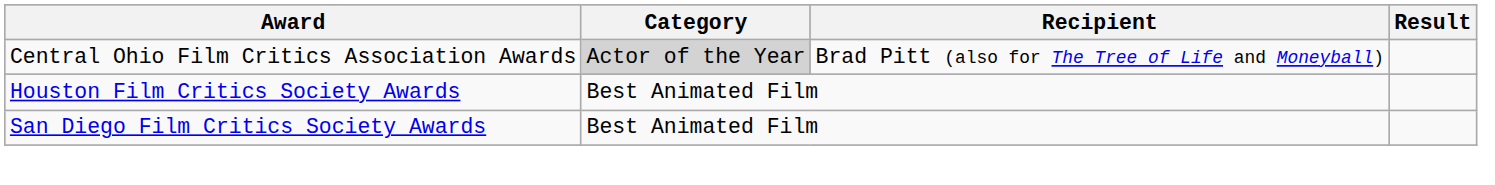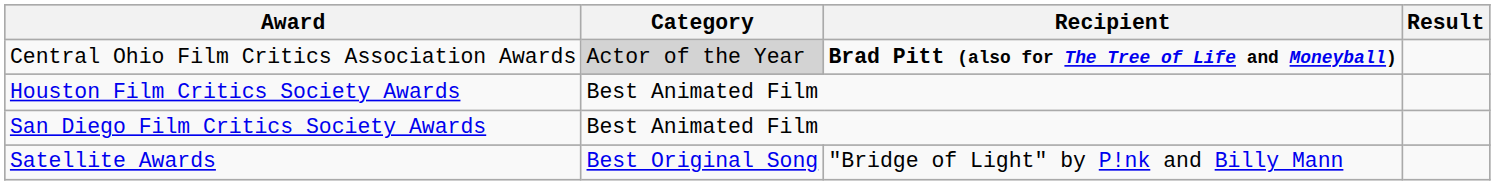(1100, 57) normal -> (1113, 57) bold
+ row: (113, 162)
